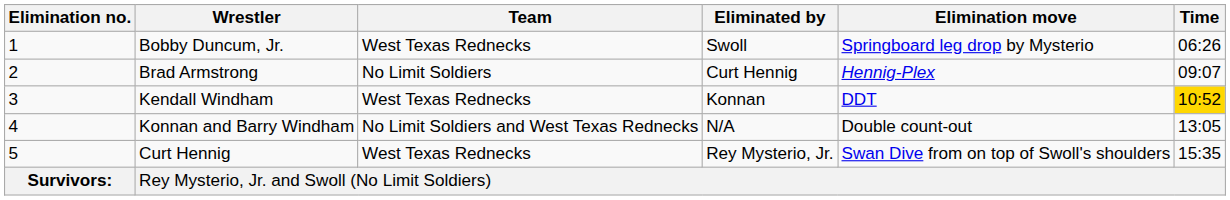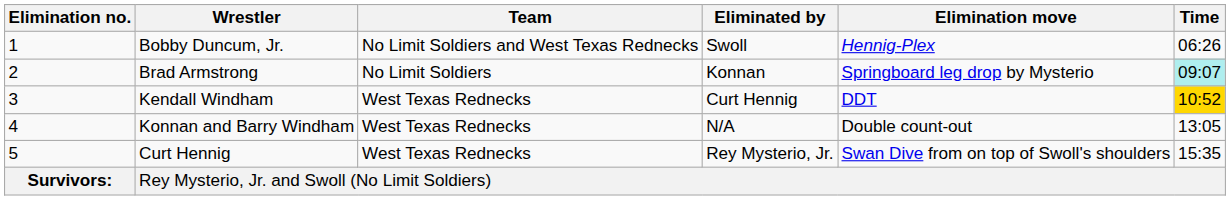(446, 45) West Texas Rednecks -> (530, 45) No Limit Soldiers and West Texas Rednecks
(968, 45) Springboard leg drop by Mysterio -> (888, 45) Hennig-Plex
(752, 72) Curt Hennig -> (736, 72) Konnan
(888, 72) Hennig-Plex -> (968, 72) Springboard leg drop by Mysterio
(1200, 72) no background -> (1200, 72) paleturquoise background
(736, 99) Konnan -> (752, 99) Curt Hennig
(530, 126) No Limit Soldiers and West Texas Rednecks -> (446, 126) West Texas Rednecks
